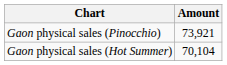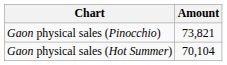(198, 32) 73,921 -> (198, 32) 73,821
